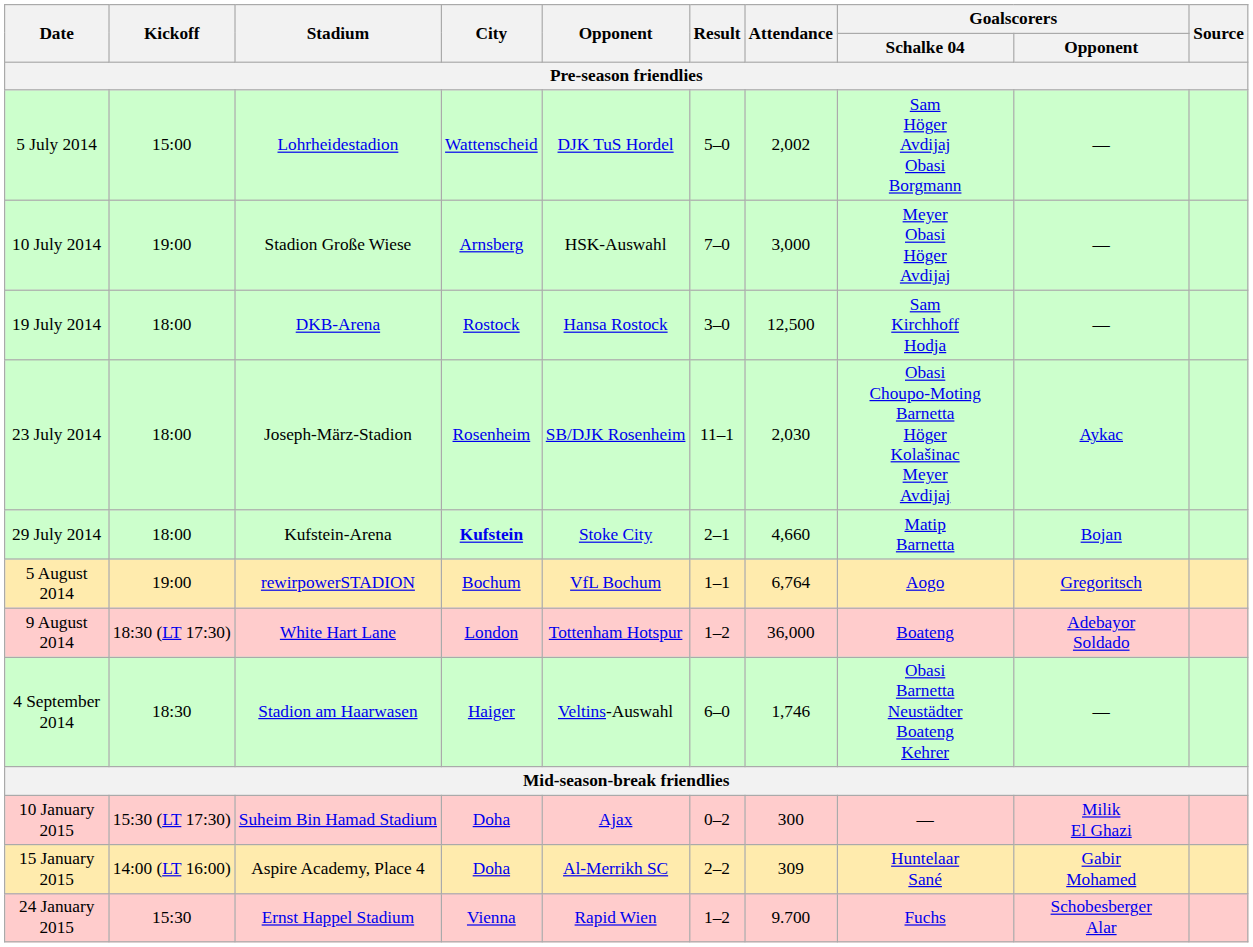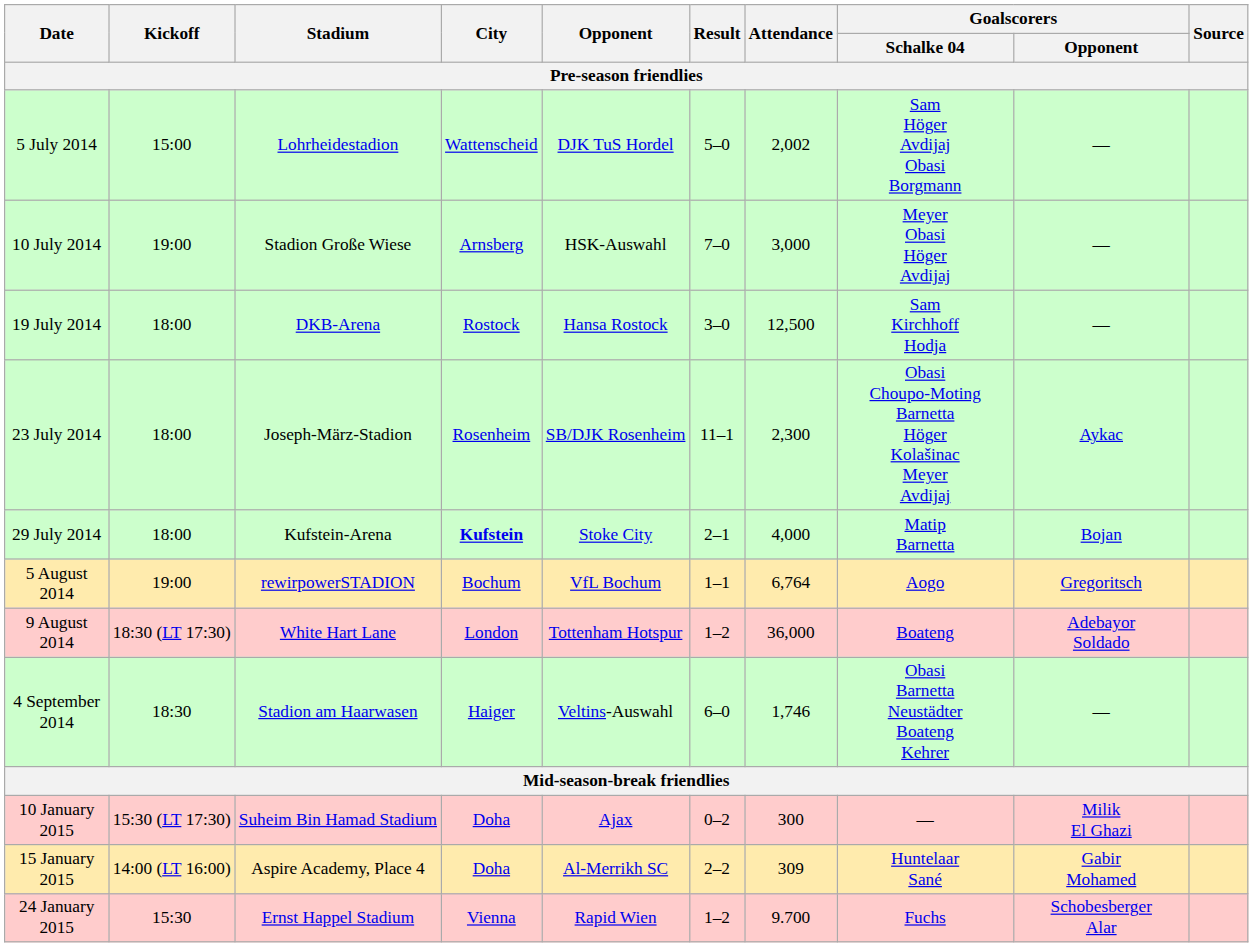(791, 434) 2,030 -> (791, 434) 2,300
(791, 534) 4,660 -> (791, 534) 4,000
